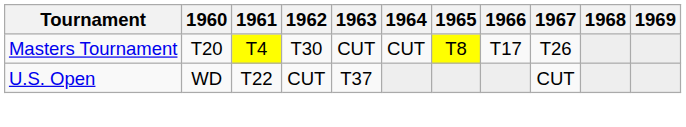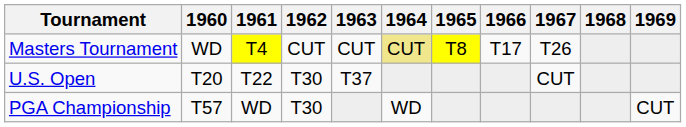(207, 49) T20 -> (207, 49) WD
(306, 49) T30 -> (306, 49) CUT
(406, 49) no background -> (406, 49) khaki background
(207, 78) WD -> (207, 78) T20
(306, 78) CUT -> (306, 78) T30
+ row: (90, 108)
